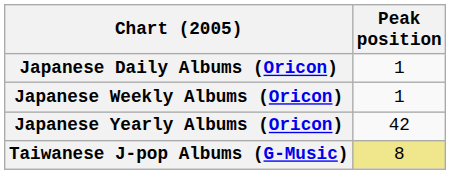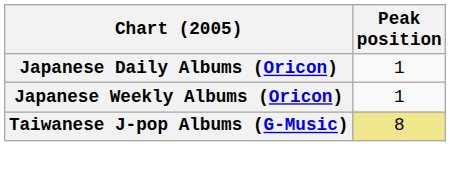- row: (179, 126)
